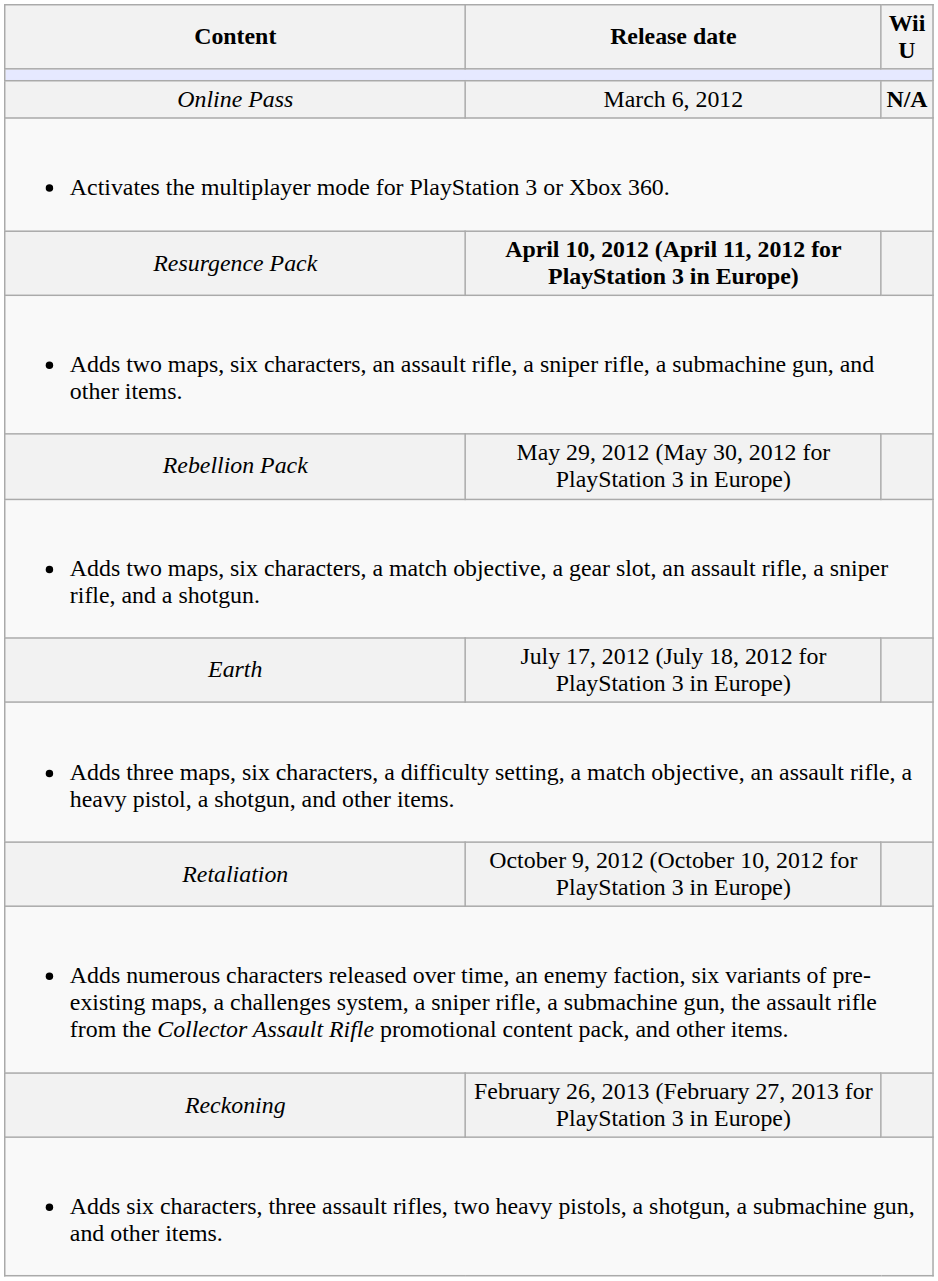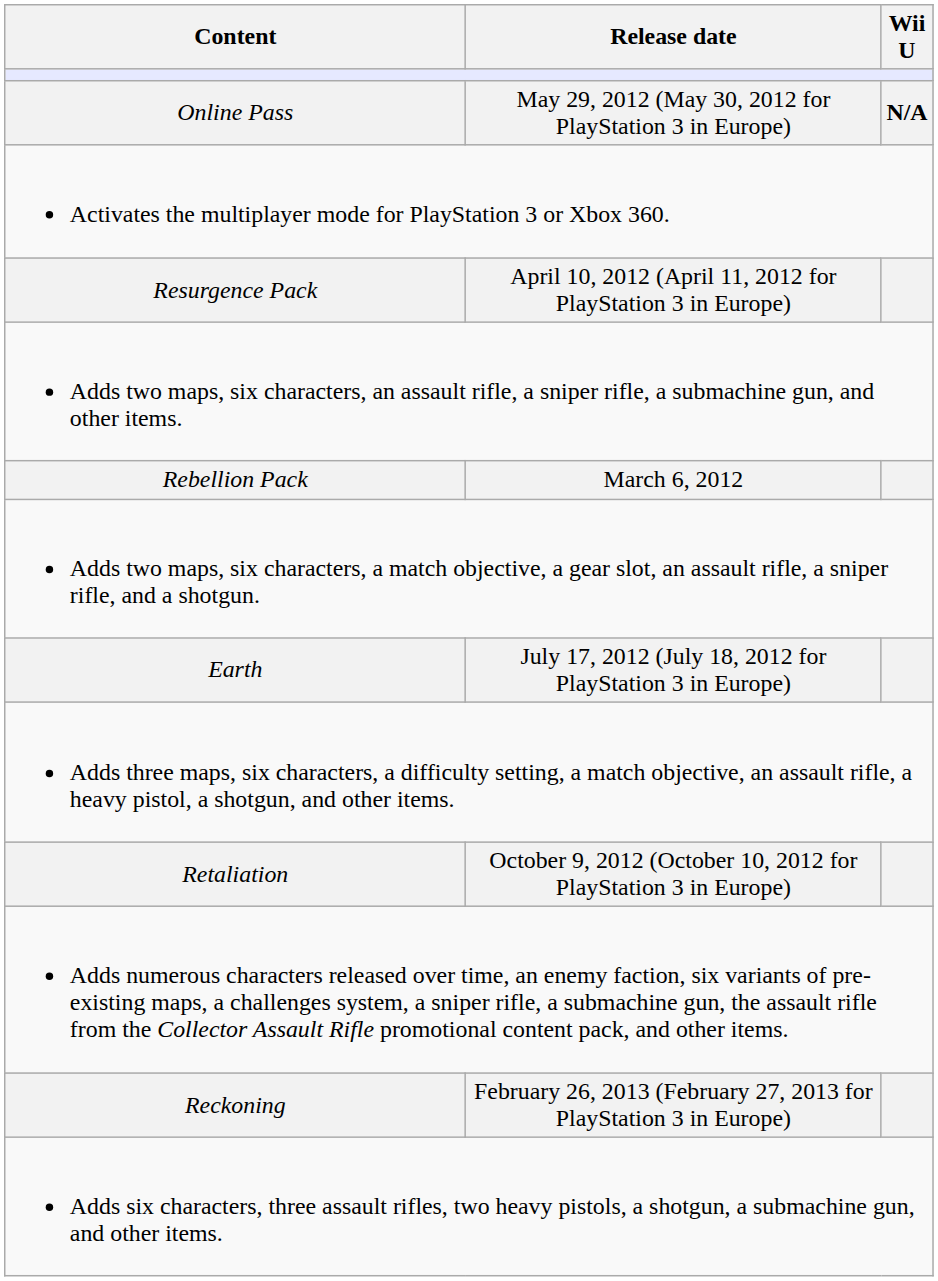(673, 99) March 6, 2012 -> (673, 112) May 29, 2012 (May 30, 2012 for PlayStation 3 in Europe)
(673, 262) bold -> (673, 289) normal
(673, 466) May 29, 2012 (May 30, 2012 for PlayStation 3 in Europe) -> (673, 479) March 6, 2012
